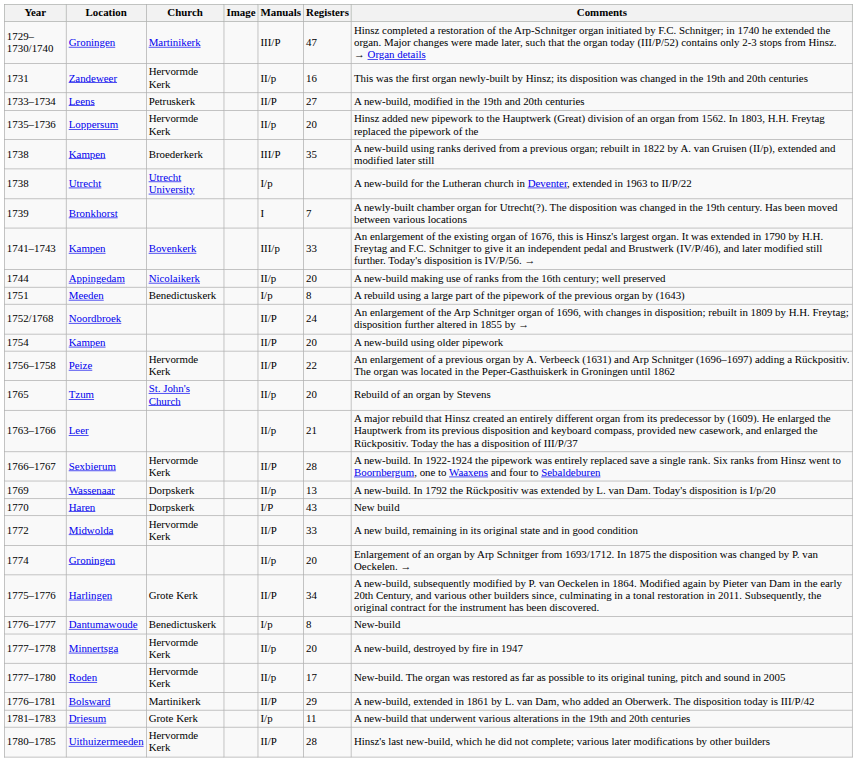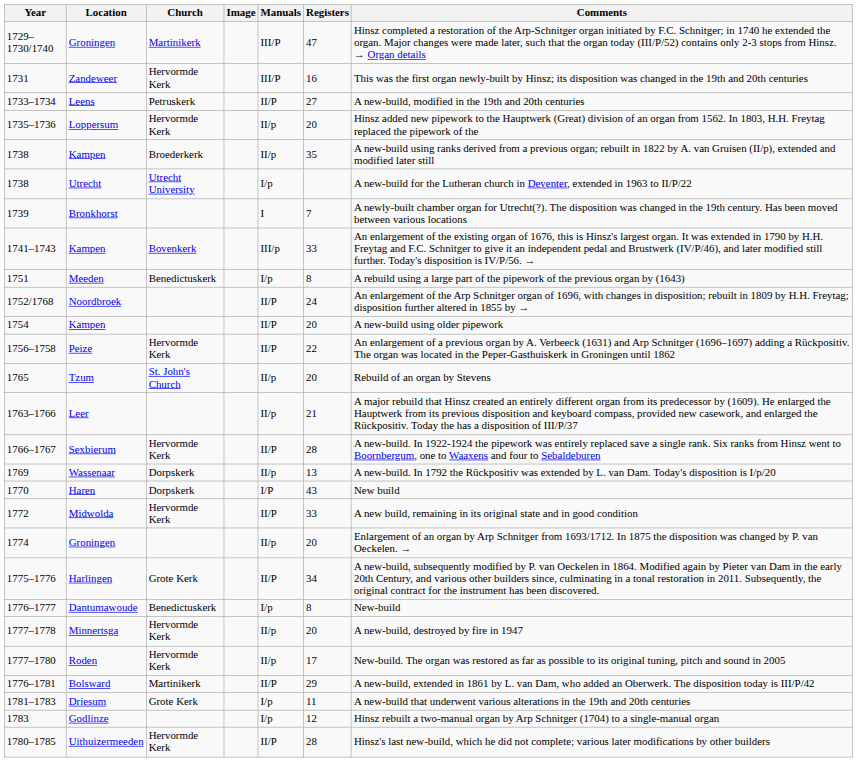(268, 78) II/p -> (270, 78) III/P
(270, 154) III/P -> (268, 154) II/p
- row: (18, 278)
+ row: (18, 718)
